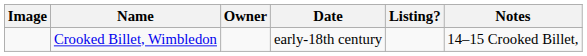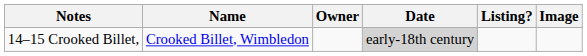columns swapped: (27, 16) <-> (513, 16)
(328, 39) no background -> (420, 39) lightgrey background
